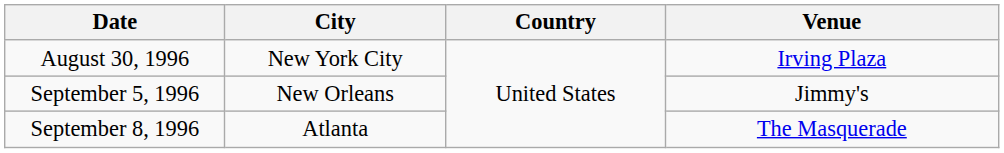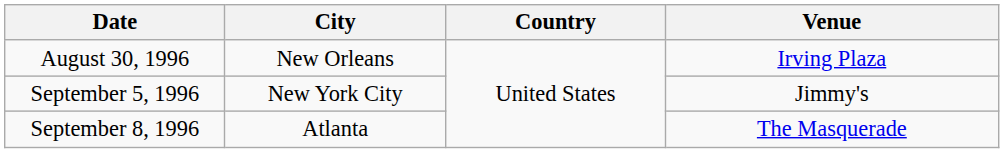(335, 57) New York City -> (335, 57) New Orleans
(335, 93) New Orleans -> (335, 93) New York City
